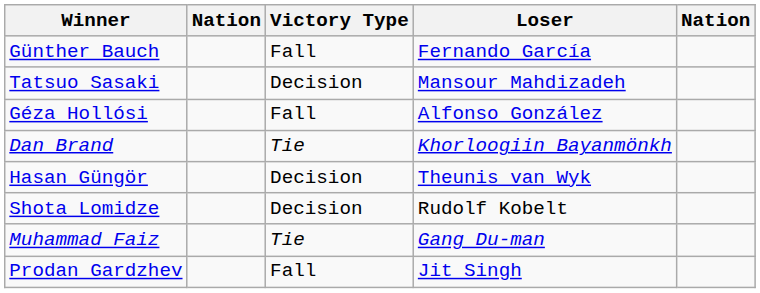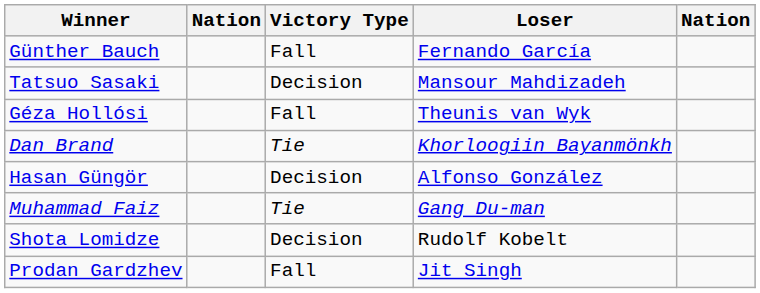(510, 114) Alfonso González -> (504, 114) Theunis van Wyk
(504, 177) Theunis van Wyk -> (510, 177) Alfonso González
rows swapped: (84, 240) <-> (84, 209)
